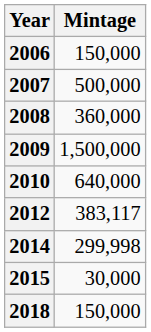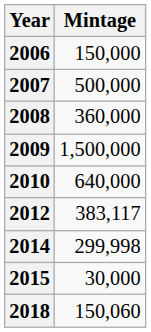(108, 310) 150,000 -> (108, 310) 150,060
